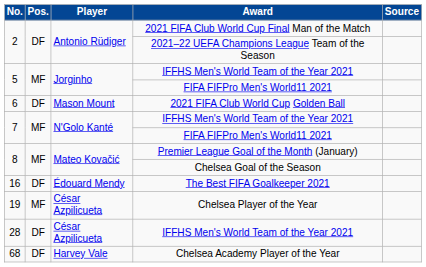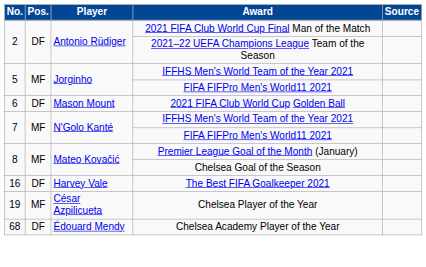(89, 183) Édouard Mendy -> (81, 183) Harvey Vale
- row: (15, 232)
(81, 254) Harvey Vale -> (89, 227) Édouard Mendy
